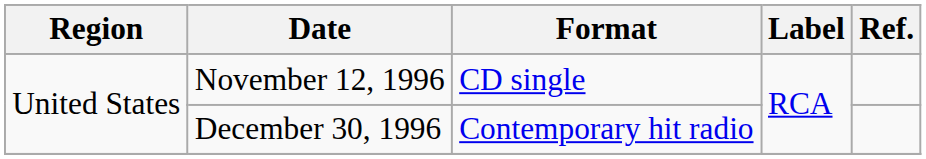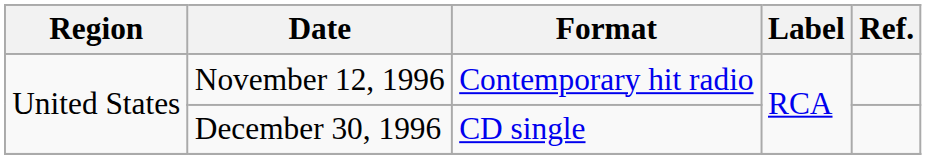(522, 79) CD single -> (606, 79) Contemporary hit radio
(606, 128) Contemporary hit radio -> (522, 128) CD single
